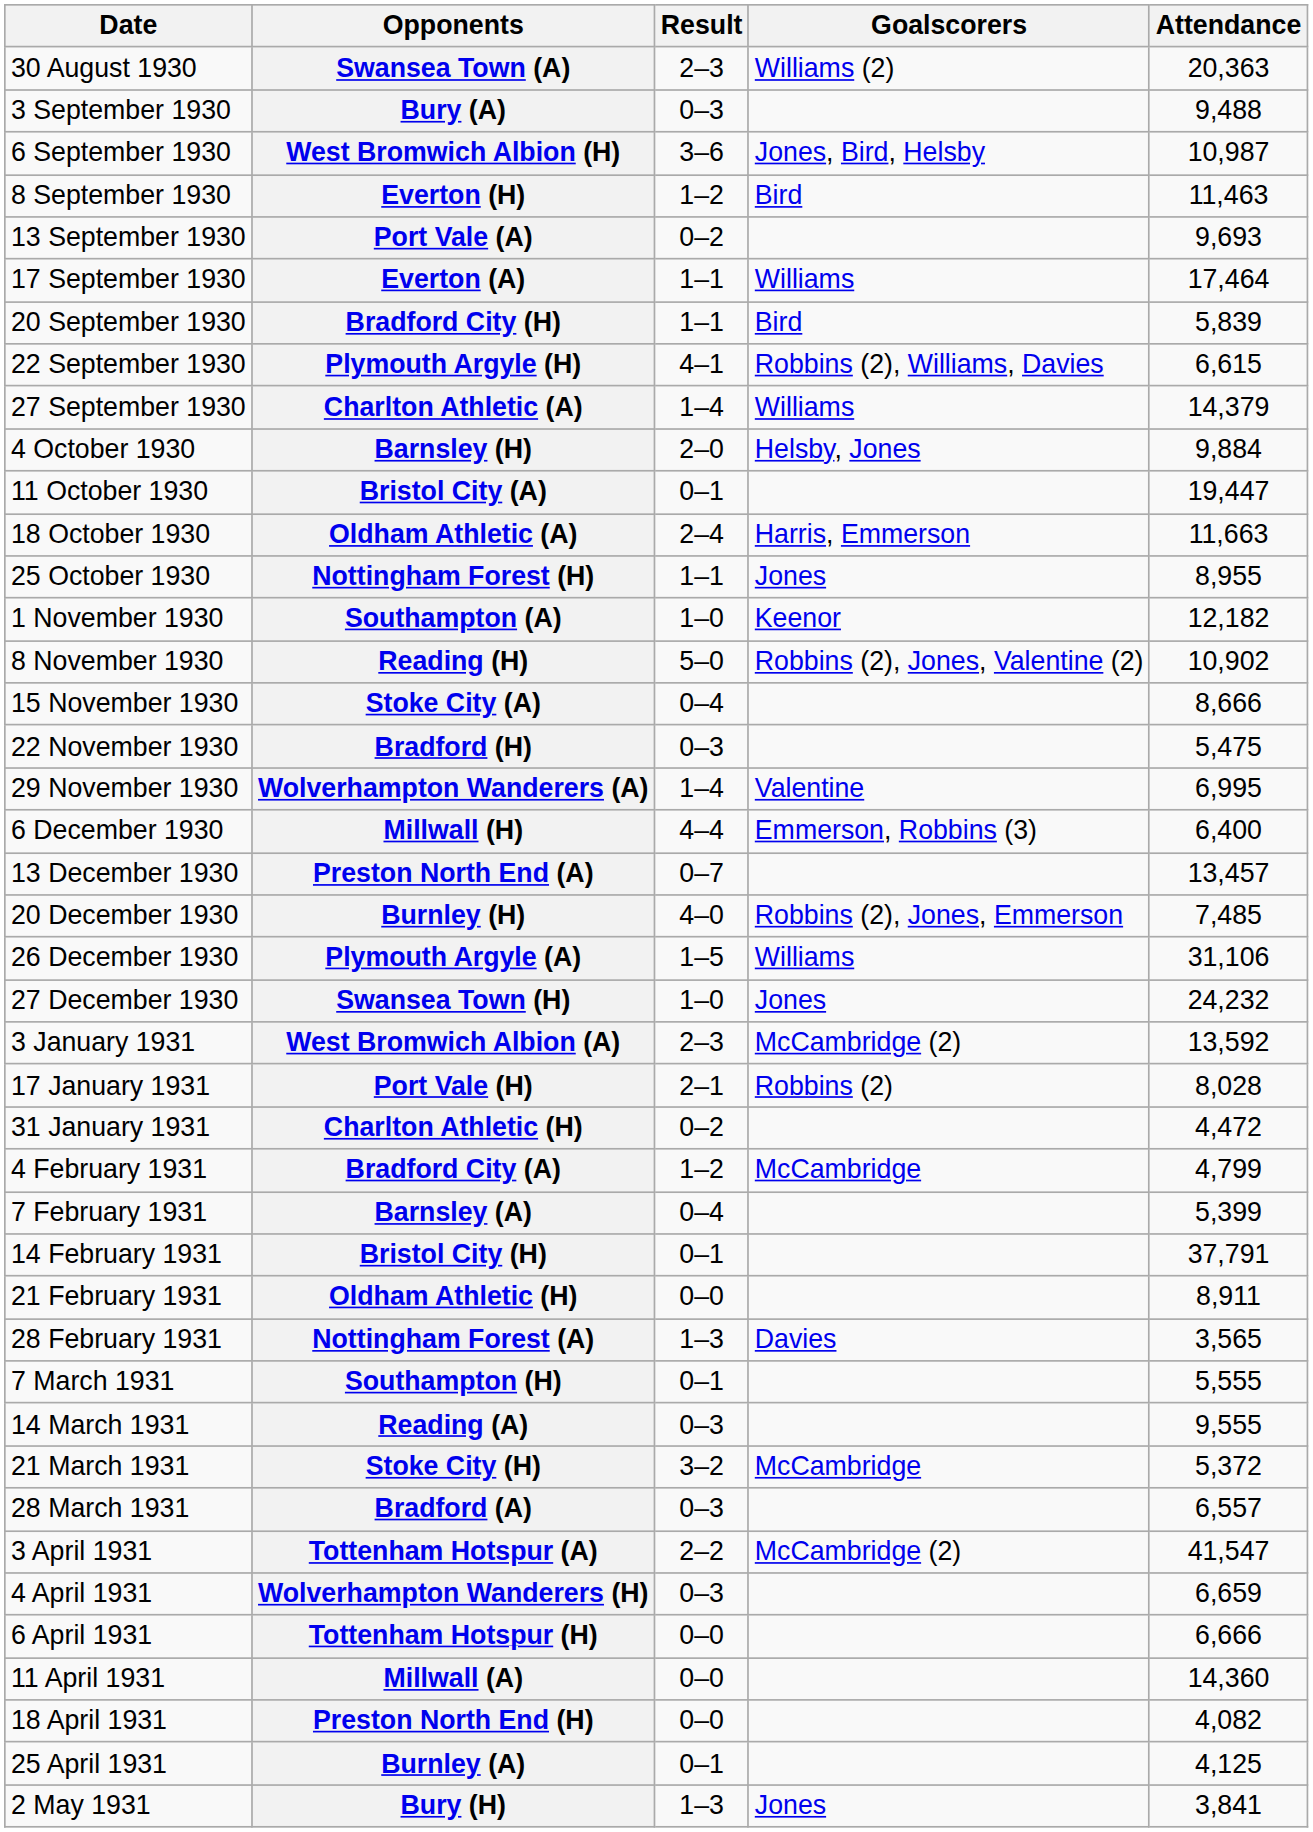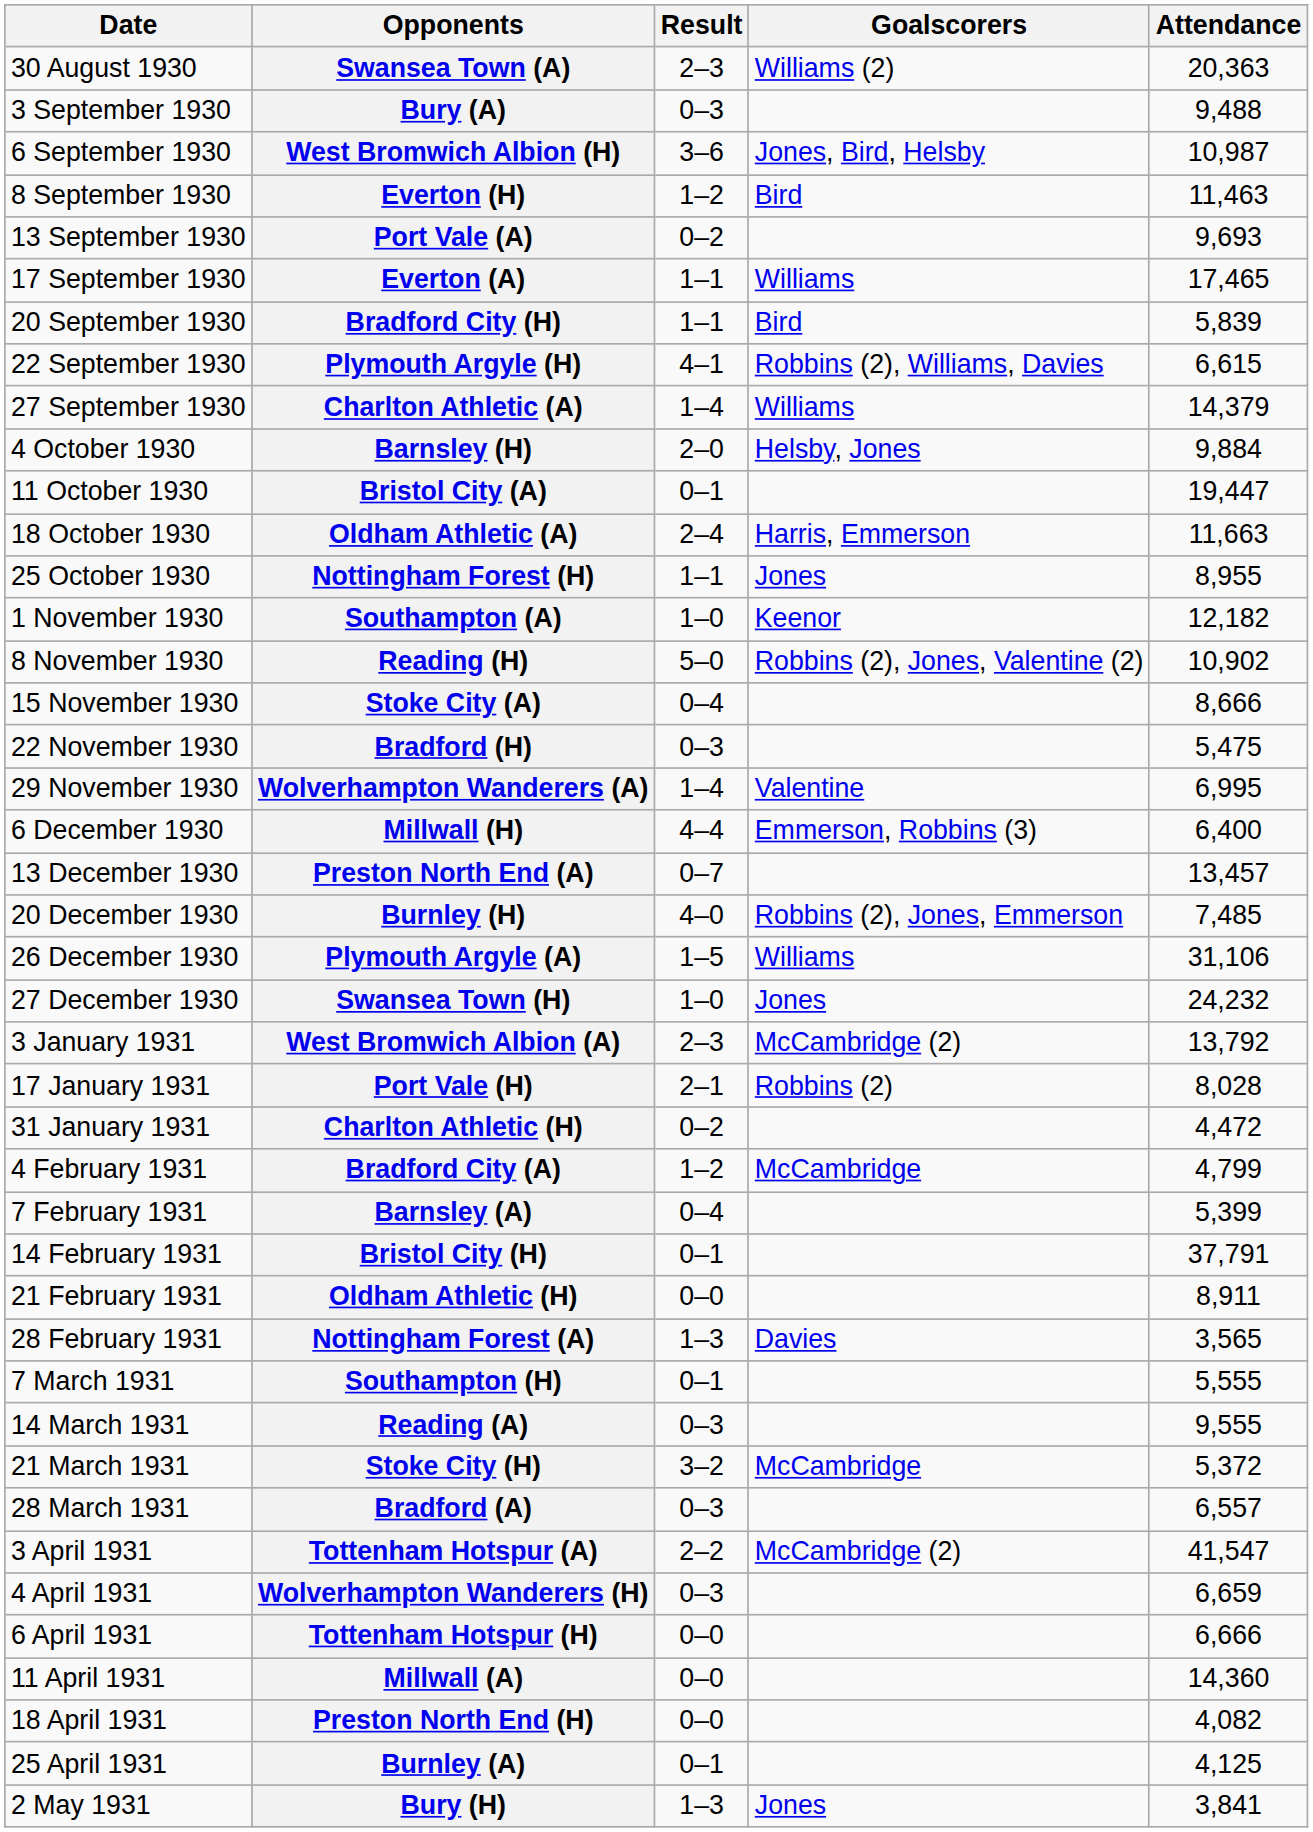(1229, 279) 17,464 -> (1229, 279) 17,465
(1229, 1042) 13,592 -> (1229, 1042) 13,792
